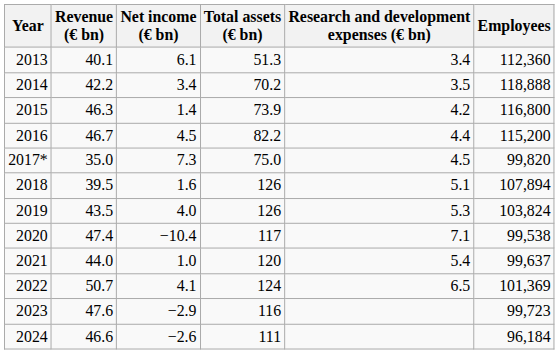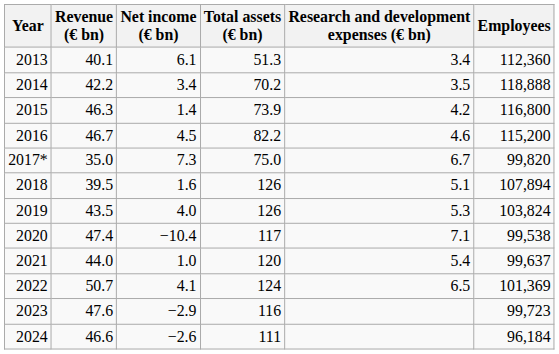(460, 135) 4.4 -> (460, 135) 4.6
(460, 160) 4.5 -> (460, 160) 6.7
